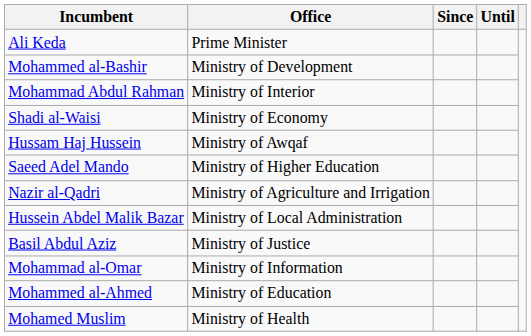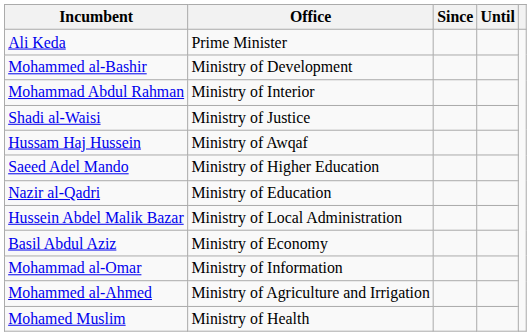(260, 117) Ministry of Economy -> (251, 117) Ministry of Justice
(311, 192) Ministry of Agriculture and Irrigation -> (261, 192) Ministry of Education
(251, 243) Ministry of Justice -> (260, 243) Ministry of Economy
(261, 293) Ministry of Education -> (311, 293) Ministry of Agriculture and Irrigation
